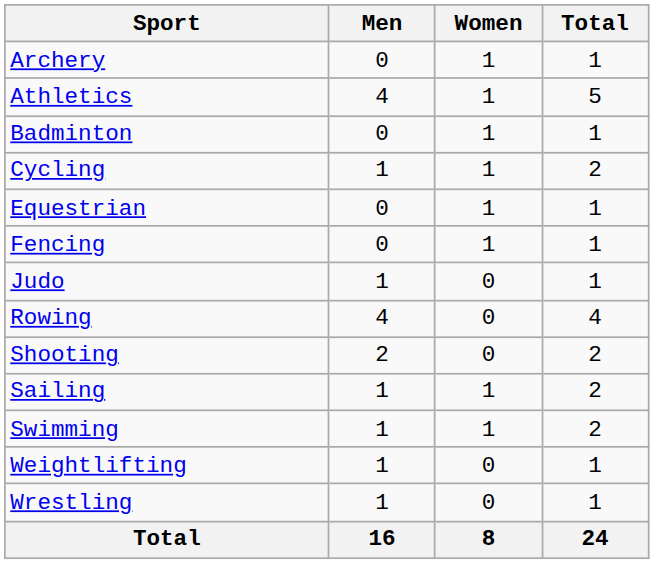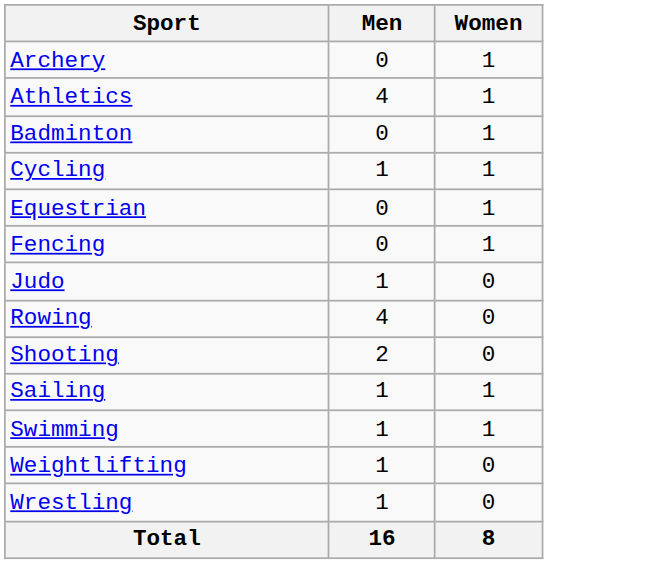- column: (595, 23)
